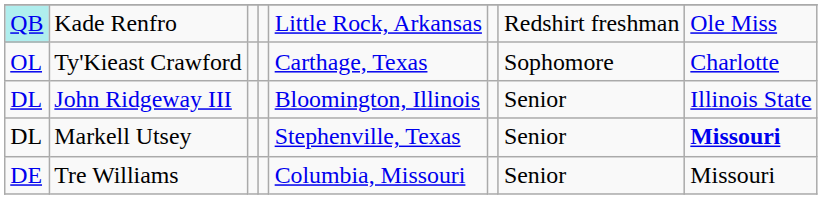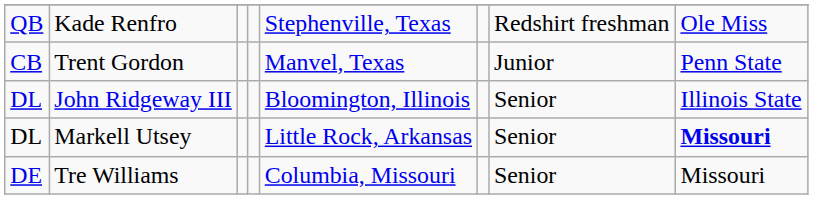(27, 23) paleturquoise background -> (27, 23) no background
(378, 23) Little Rock, Arkansas -> (358, 23) Stephenville, Texas
- row: (148, 61)
+ row: (119, 61)
(368, 136) Stephenville, Texas -> (368, 136) Little Rock, Arkansas
